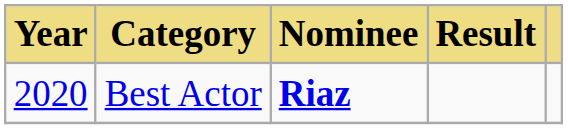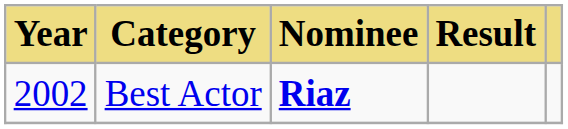(51, 92) 2020 -> (51, 92) 2002
